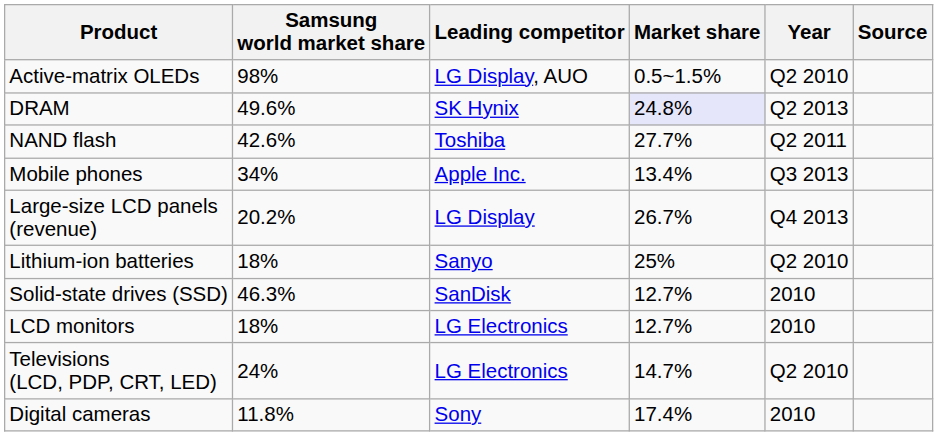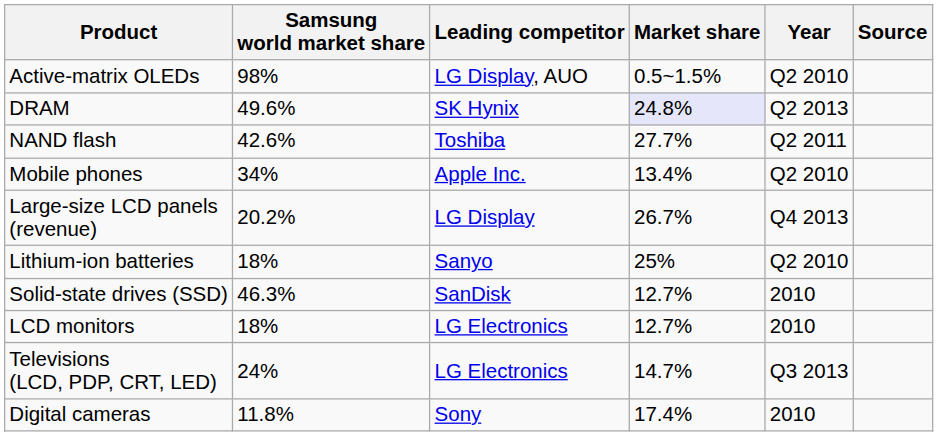(809, 173) Q3 2013 -> (809, 173) Q2 2010
(809, 370) Q2 2010 -> (809, 370) Q3 2013
